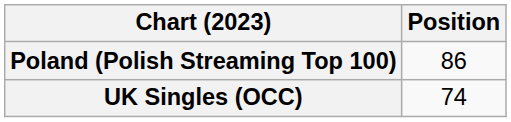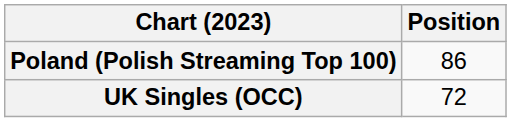(454, 97) 74 -> (454, 97) 72
